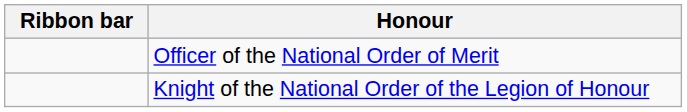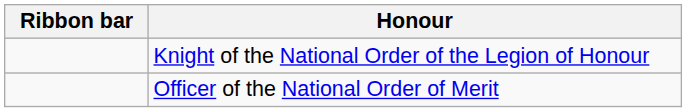rows swapped: (401, 89) <-> (326, 55)
